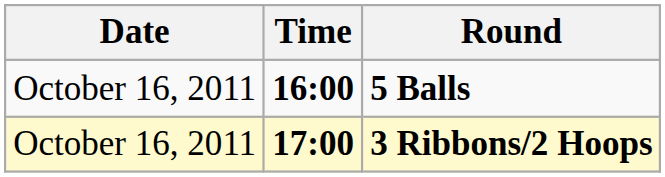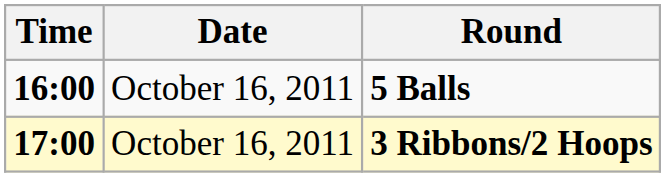columns swapped: (135, 32) <-> (313, 32)
